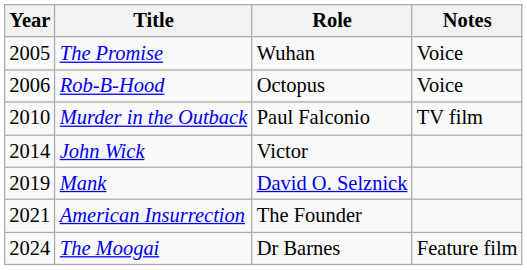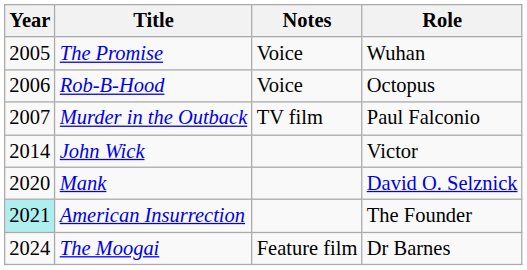columns swapped: (332, 20) <-> (467, 20)
(30, 118) 2010 -> (30, 118) 2007
(30, 183) 2019 -> (30, 183) 2020
(30, 215) no background -> (30, 215) paleturquoise background
